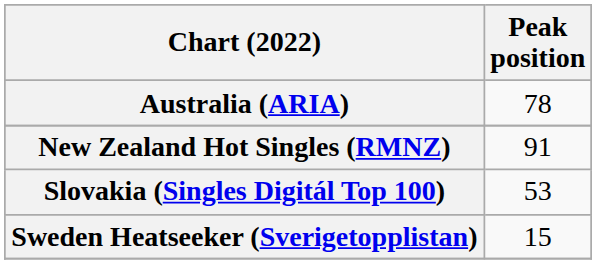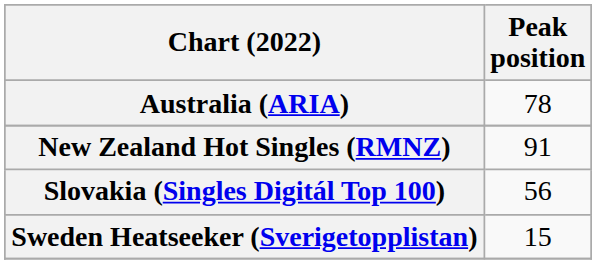(538, 191) 53 -> (538, 191) 56
